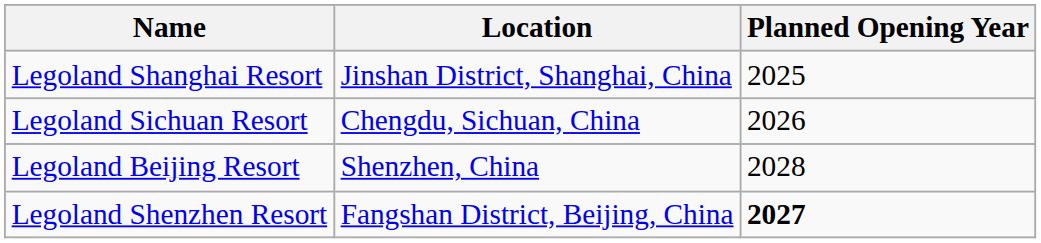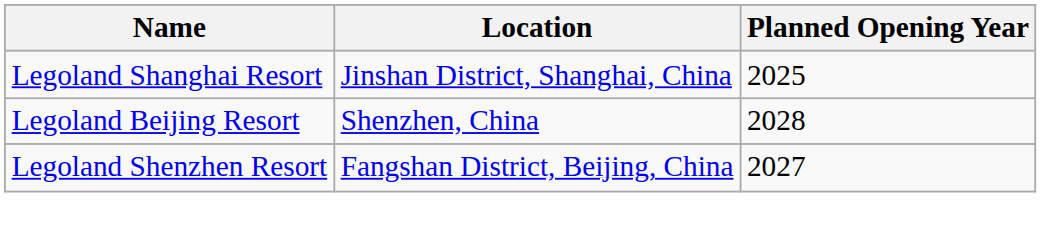- row: (160, 120)
(776, 213) bold -> (776, 167) normal
